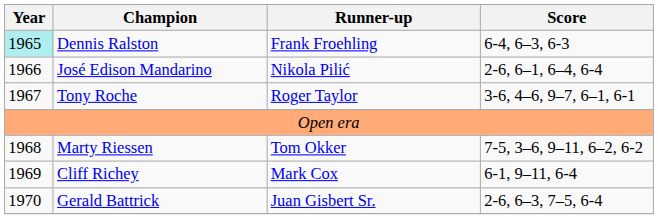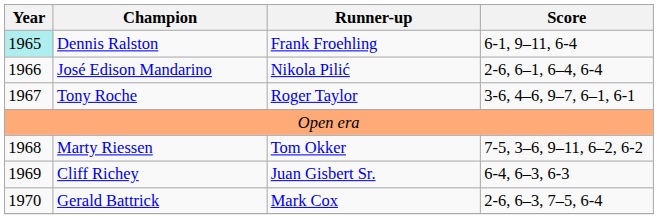(527, 43) 6-4, 6–3, 6-3 -> (531, 43) 6-1, 9–11, 6-4
(304, 174) Mark Cox -> (323, 174) Juan Gisbert Sr.
(531, 174) 6-1, 9–11, 6-4 -> (527, 174) 6-4, 6–3, 6-3
(323, 200) Juan Gisbert Sr. -> (304, 200) Mark Cox
